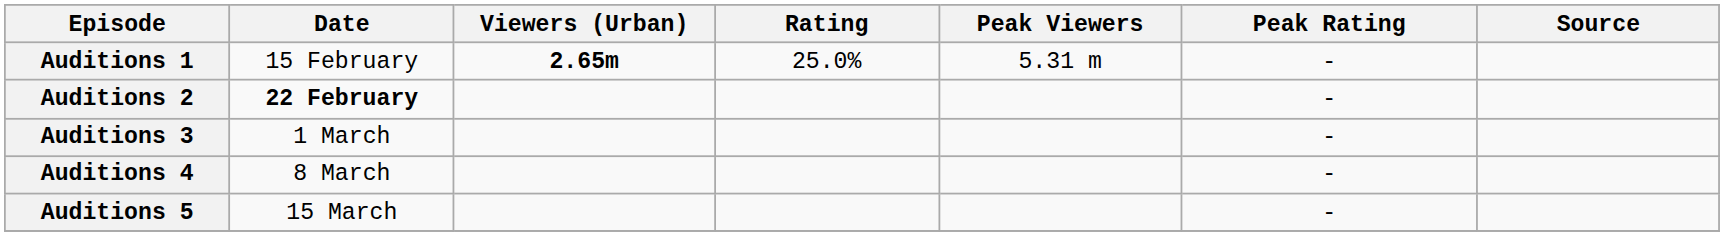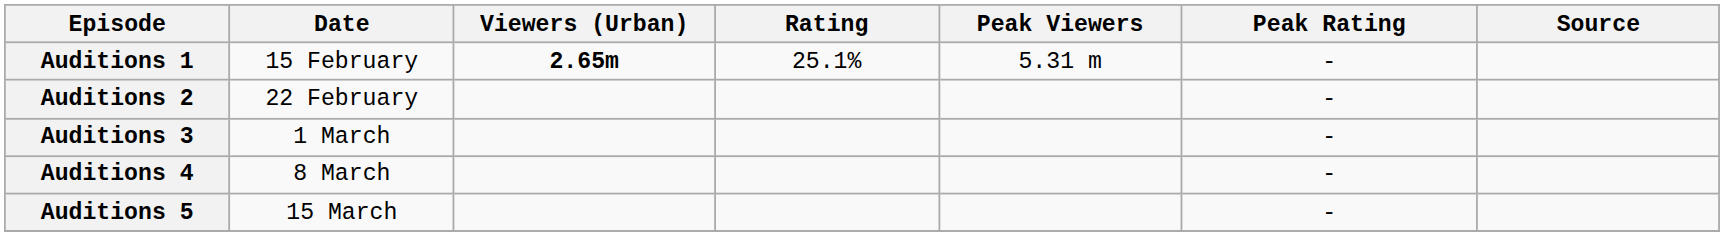(827, 61) 25.0% -> (827, 61) 25.1%
(342, 99) bold -> (342, 99) normal
